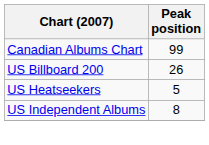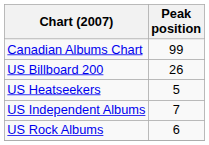(176, 110) 8 -> (176, 110) 7
+ row: (55, 130)
